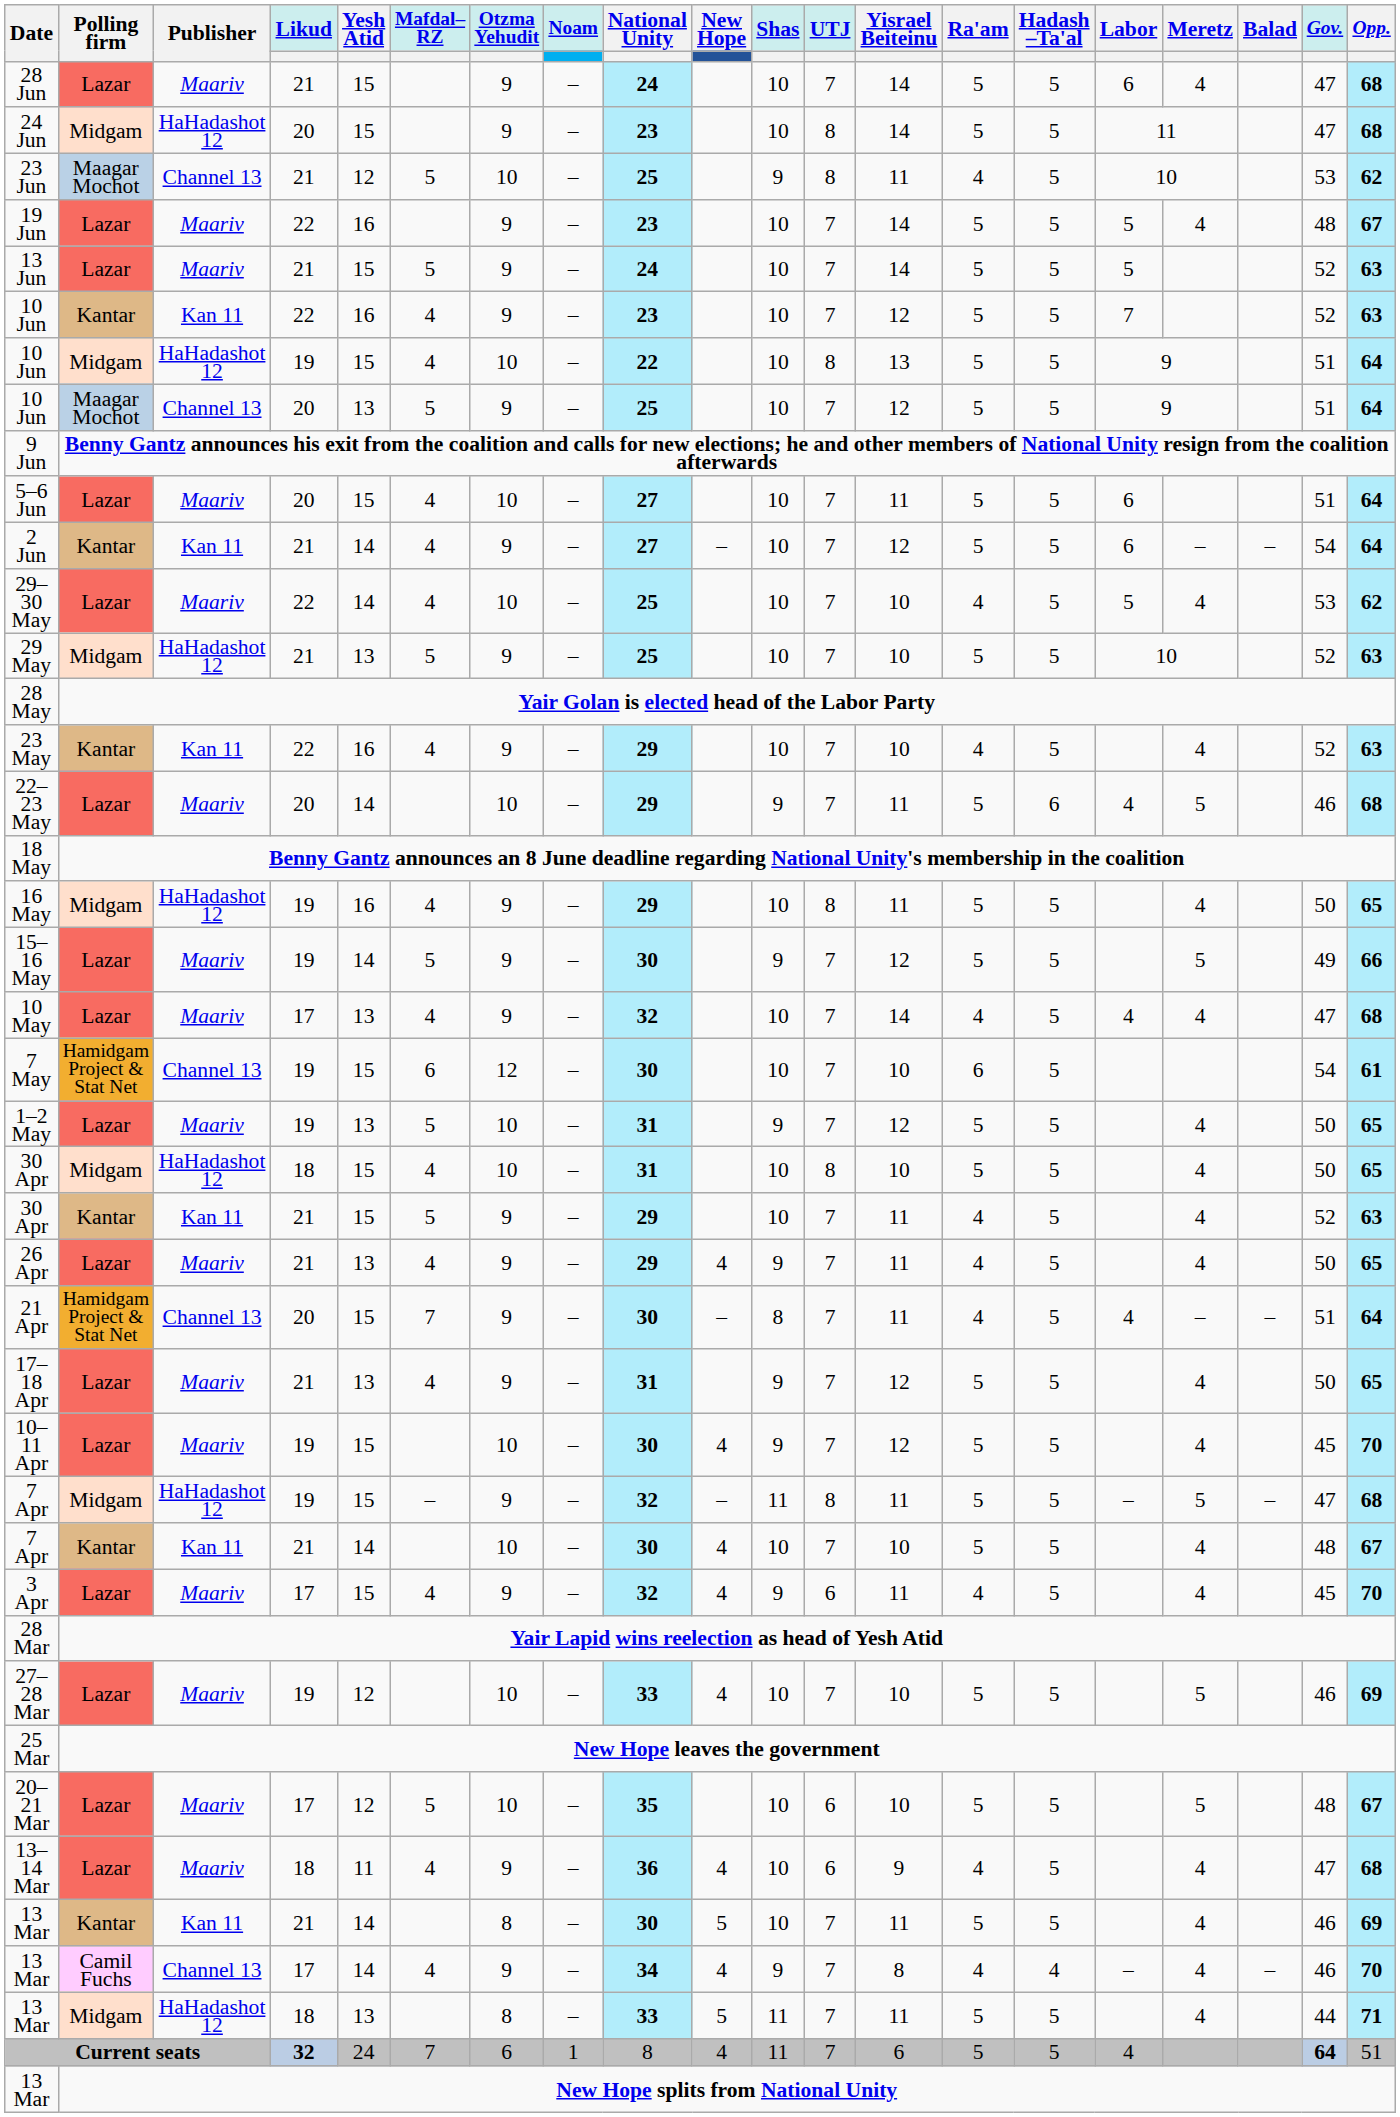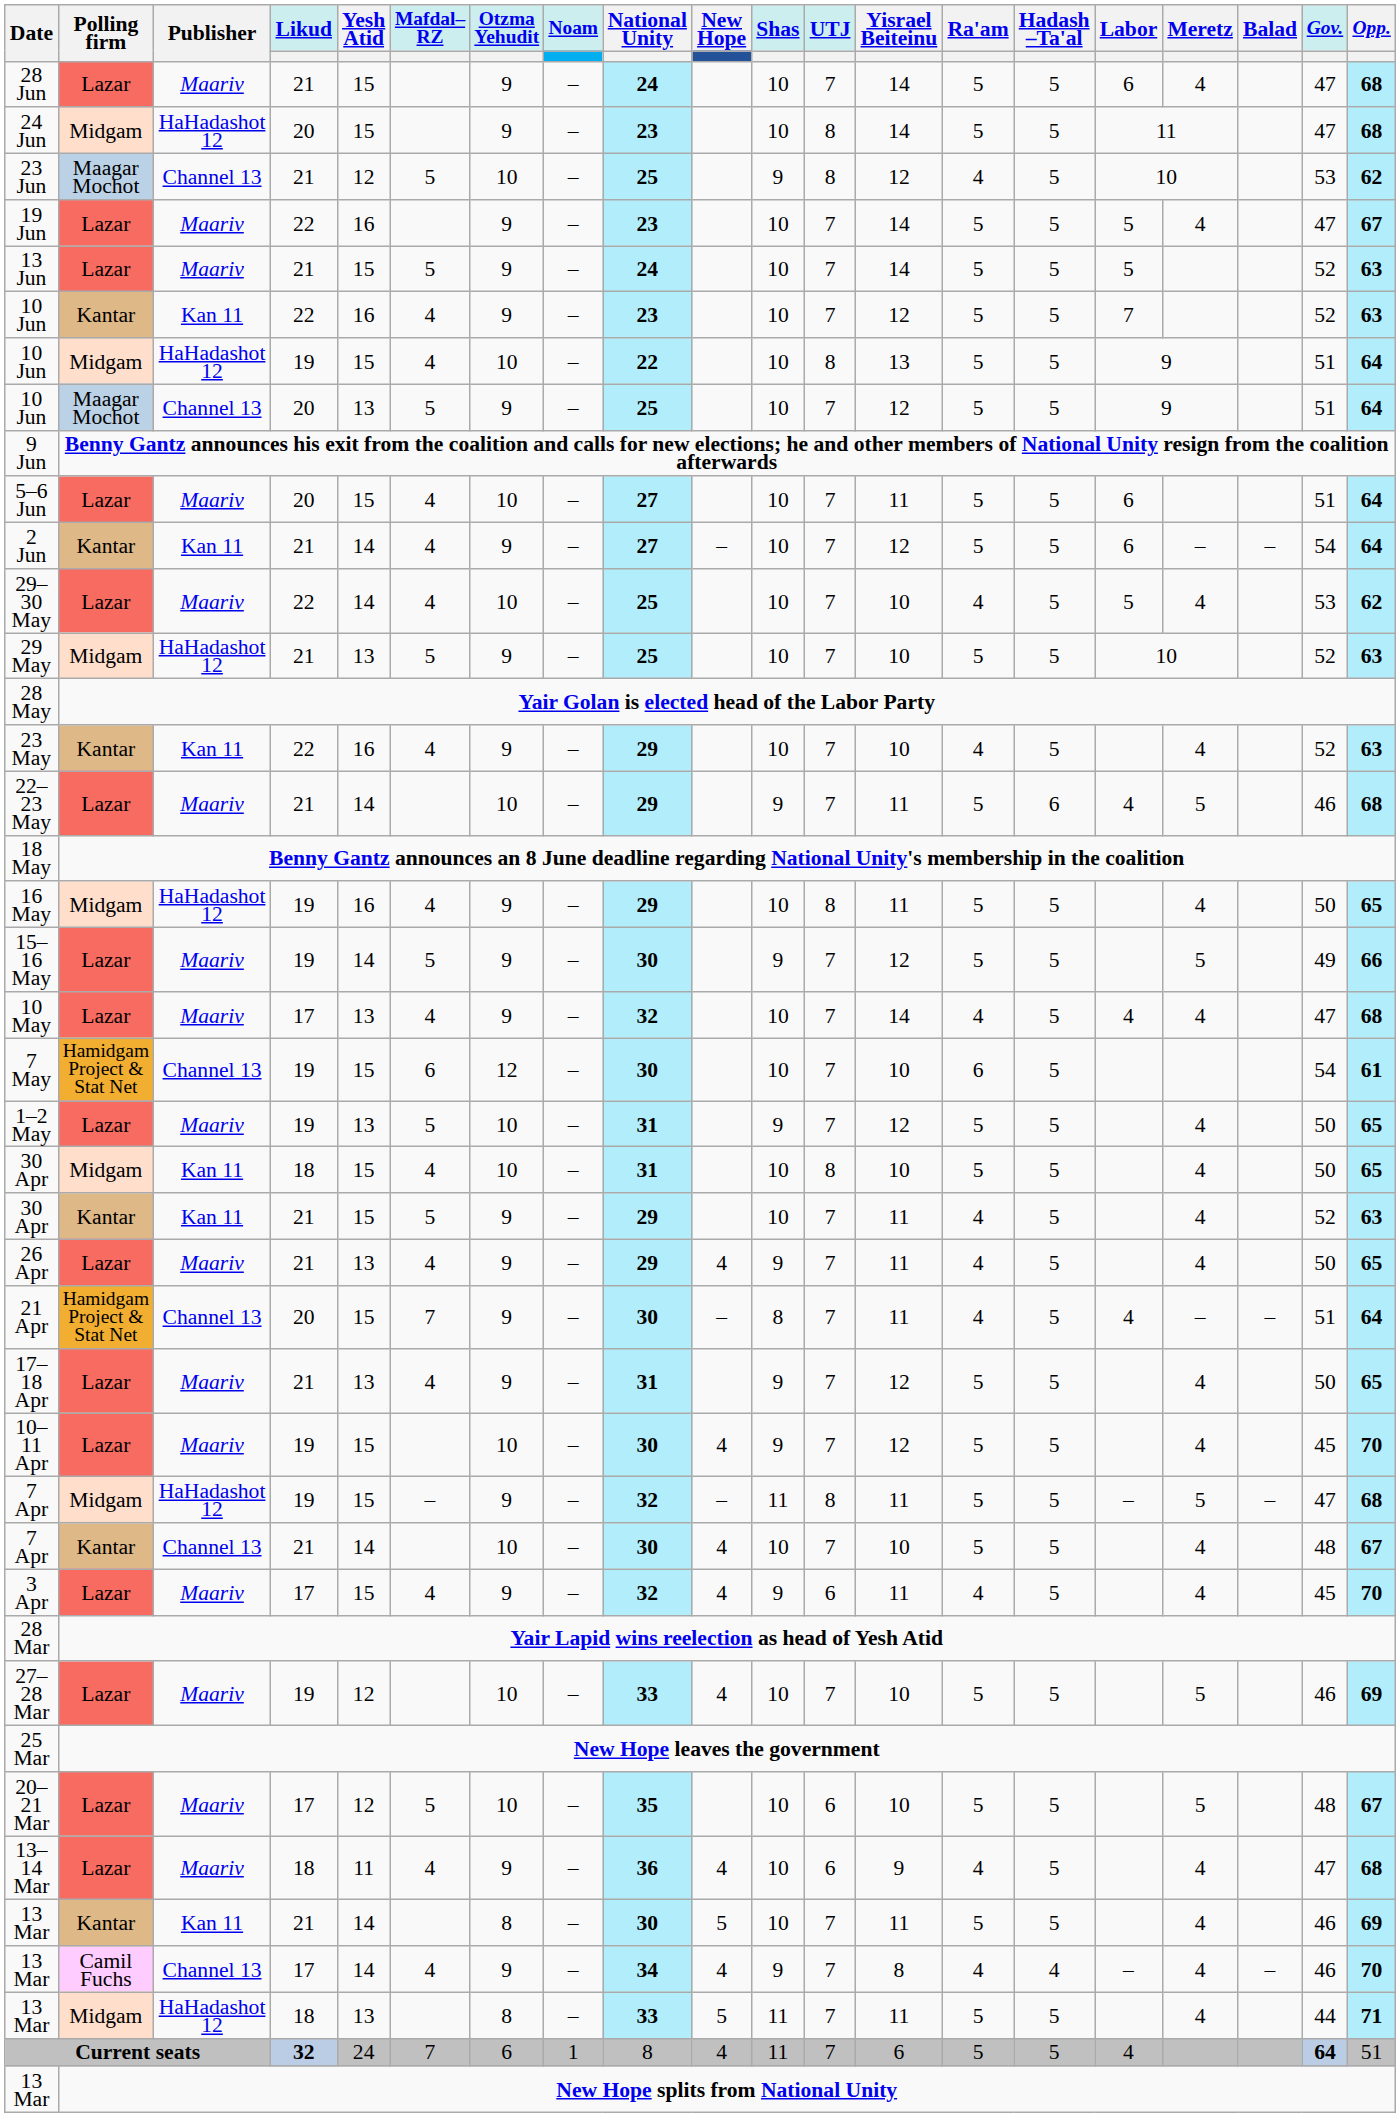(899, 177) 11 -> (899, 177) 12
(1325, 223) 48 -> (1325, 223) 47
(304, 803) 20 -> (304, 803) 21
(212, 1170) HaHadashot 12 -> (212, 1170) Kan 11
(212, 1546) Kan 11 -> (212, 1546) Channel 13
